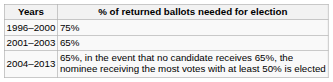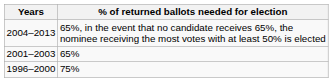rows swapped: (31, 27) <-> (31, 64)
